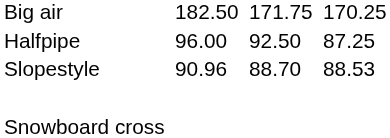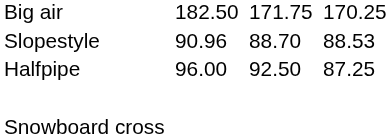rows swapped: (42, 41) <-> (52, 69)
